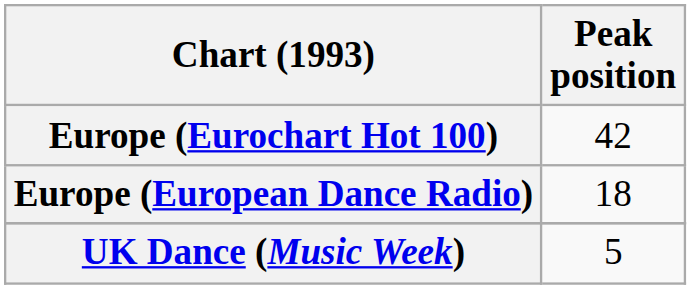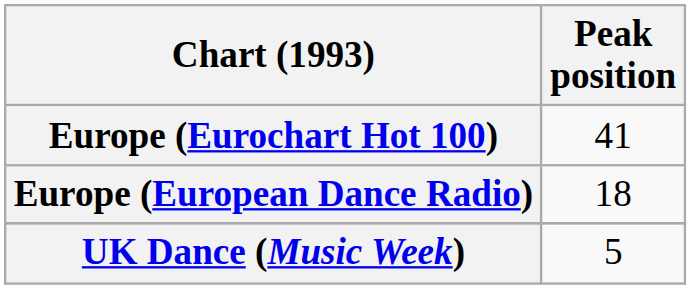(613, 134) 42 -> (613, 134) 41
